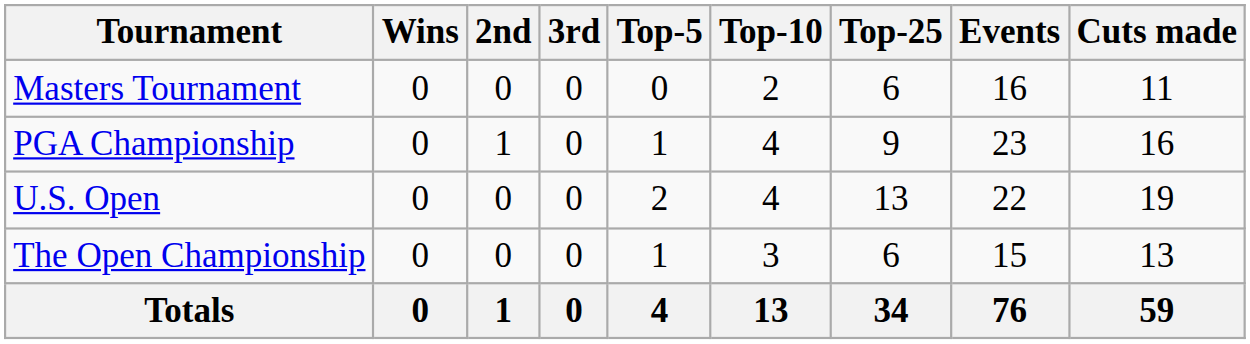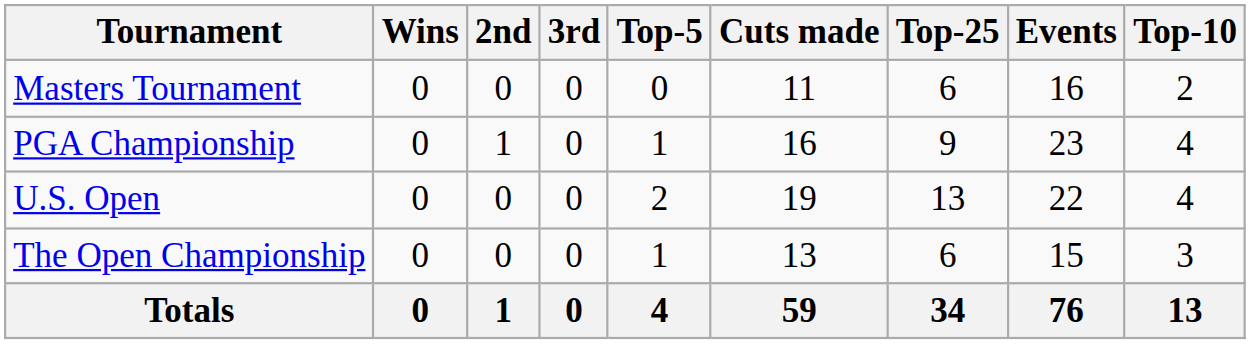columns swapped: (771, 32) <-> (1157, 32)
